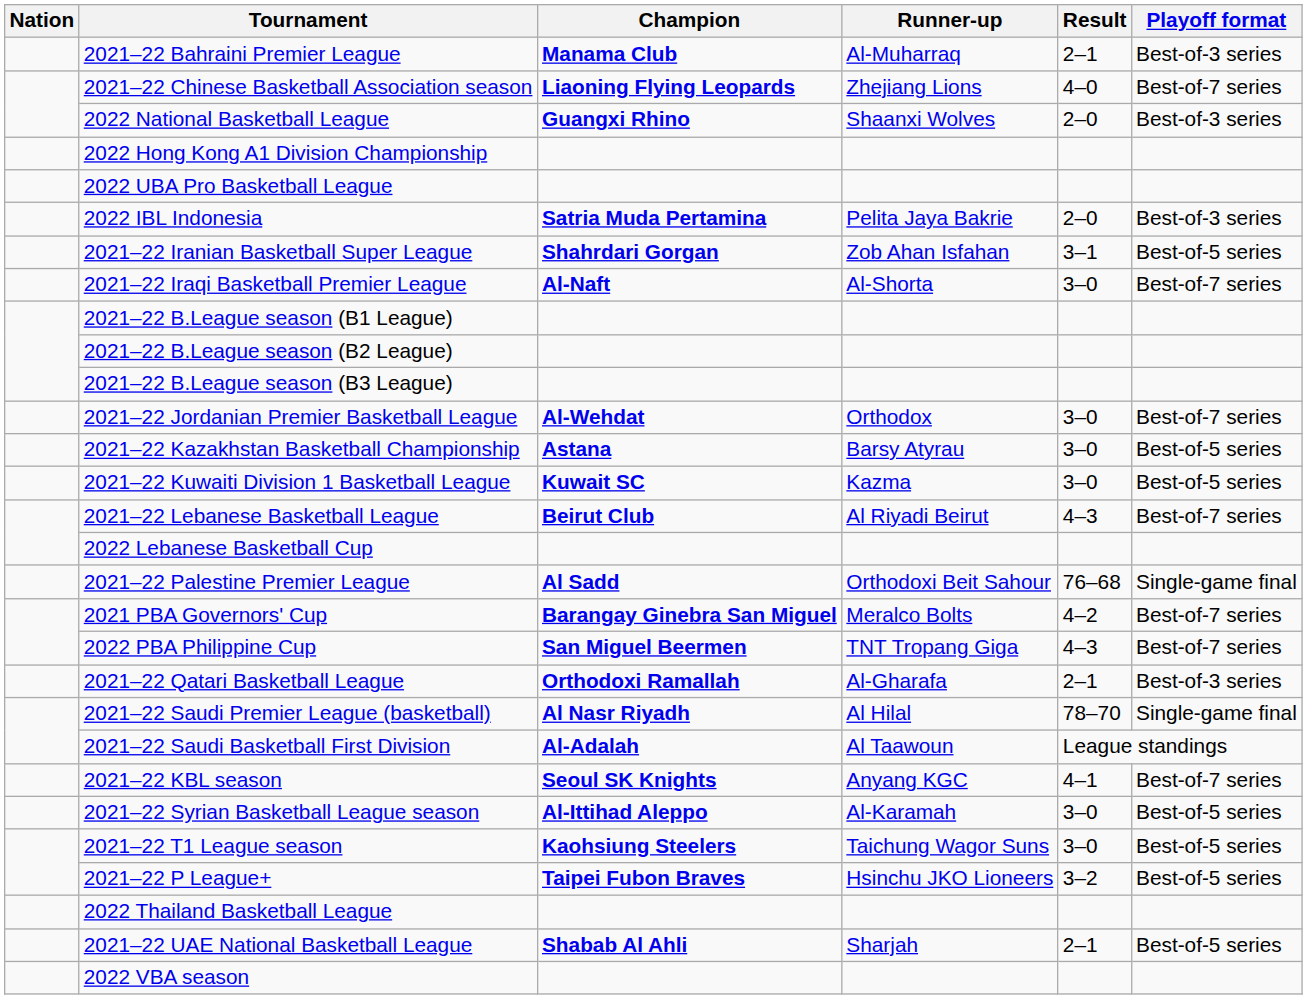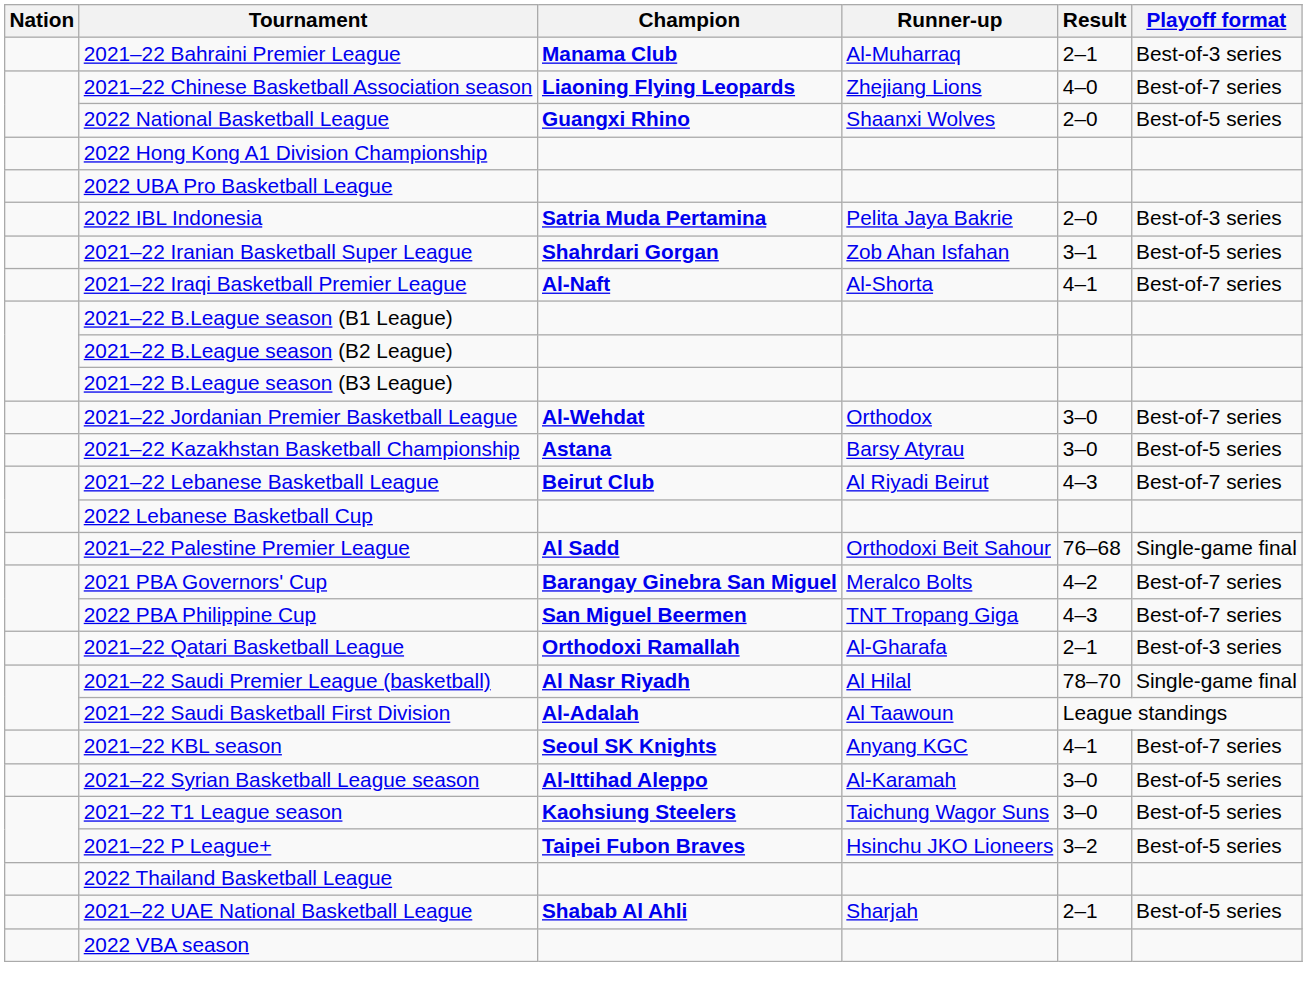(1209, 119) Best-of-3 series -> (1209, 119) Best-of-5 series
(1080, 284) 3–0 -> (1080, 284) 4–1
- row: (297, 482)
